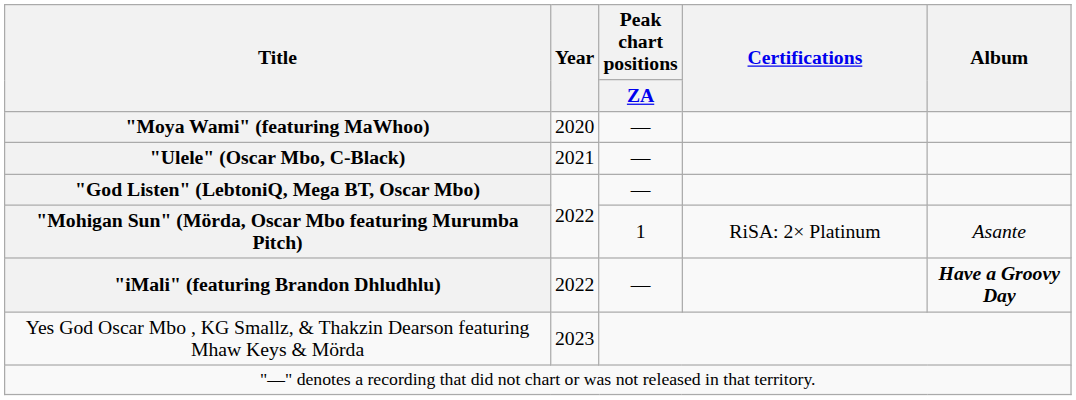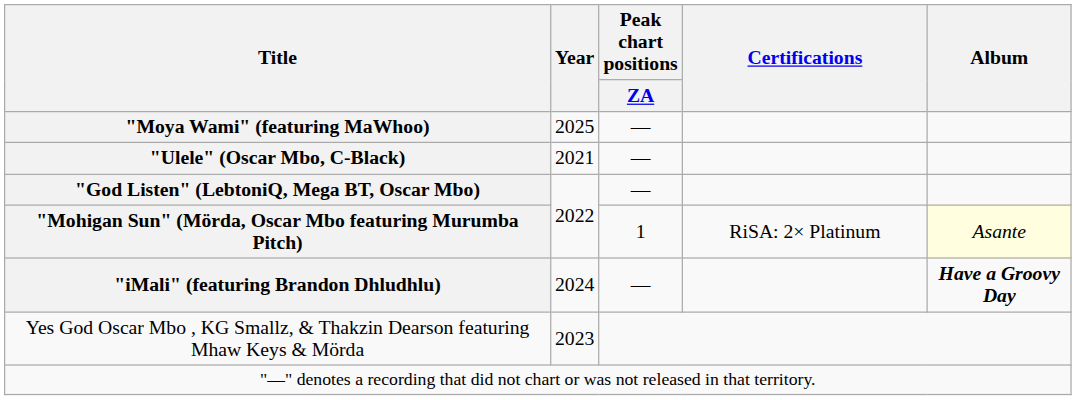(575, 126) 2020 -> (575, 126) 2025
(999, 231) no background -> (999, 231) lightyellow background
(575, 284) 2022 -> (575, 284) 2024
